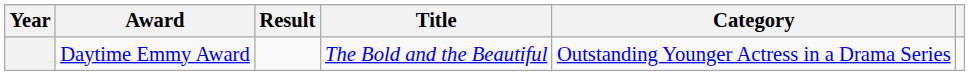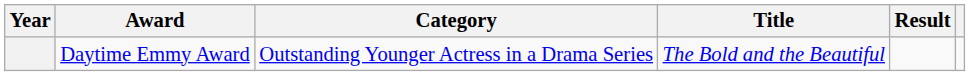columns swapped: (754, 20) <-> (287, 20)
